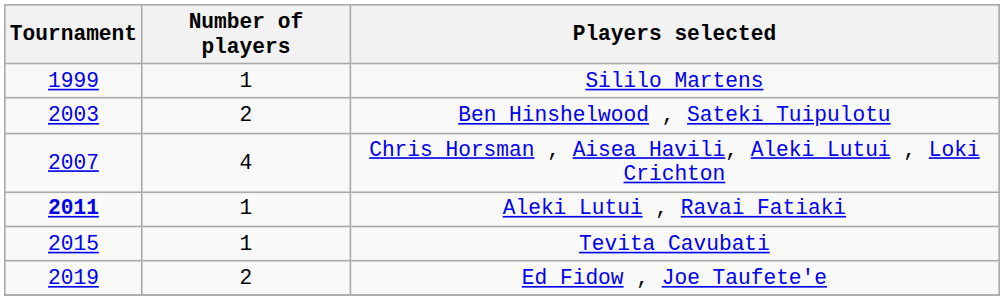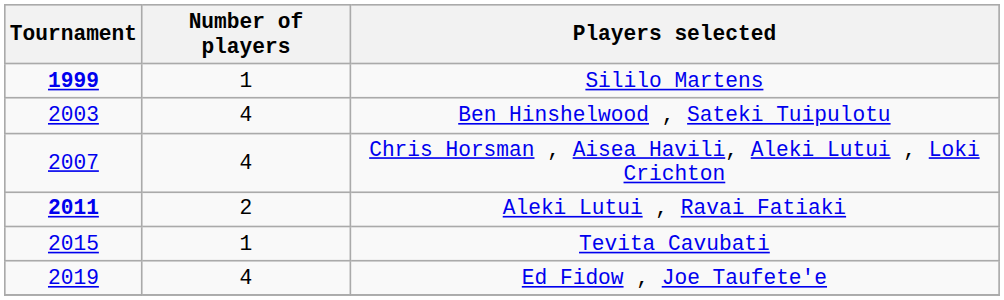(73, 81) normal -> (73, 81) bold
(246, 116) 2 -> (246, 116) 4
(246, 209) 1 -> (246, 209) 2
(246, 278) 2 -> (246, 278) 4
